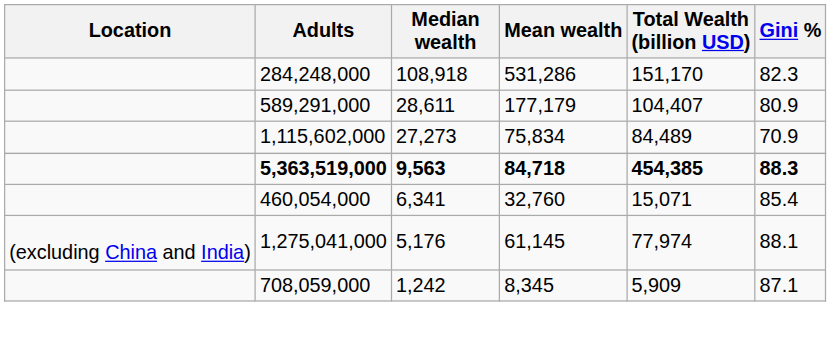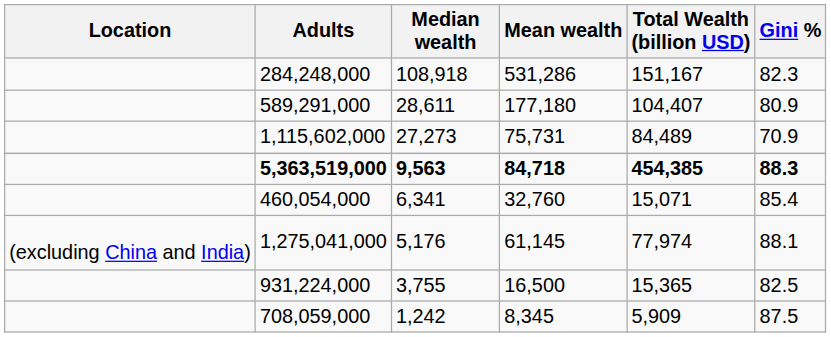(667, 74) 151,170 -> (667, 74) 151,167
(540, 105) 177,179 -> (540, 105) 177,180
(535, 136) 75,834 -> (535, 136) 75,731
+ row: (315, 285)
(779, 285) 87.1 -> (779, 316) 87.5
